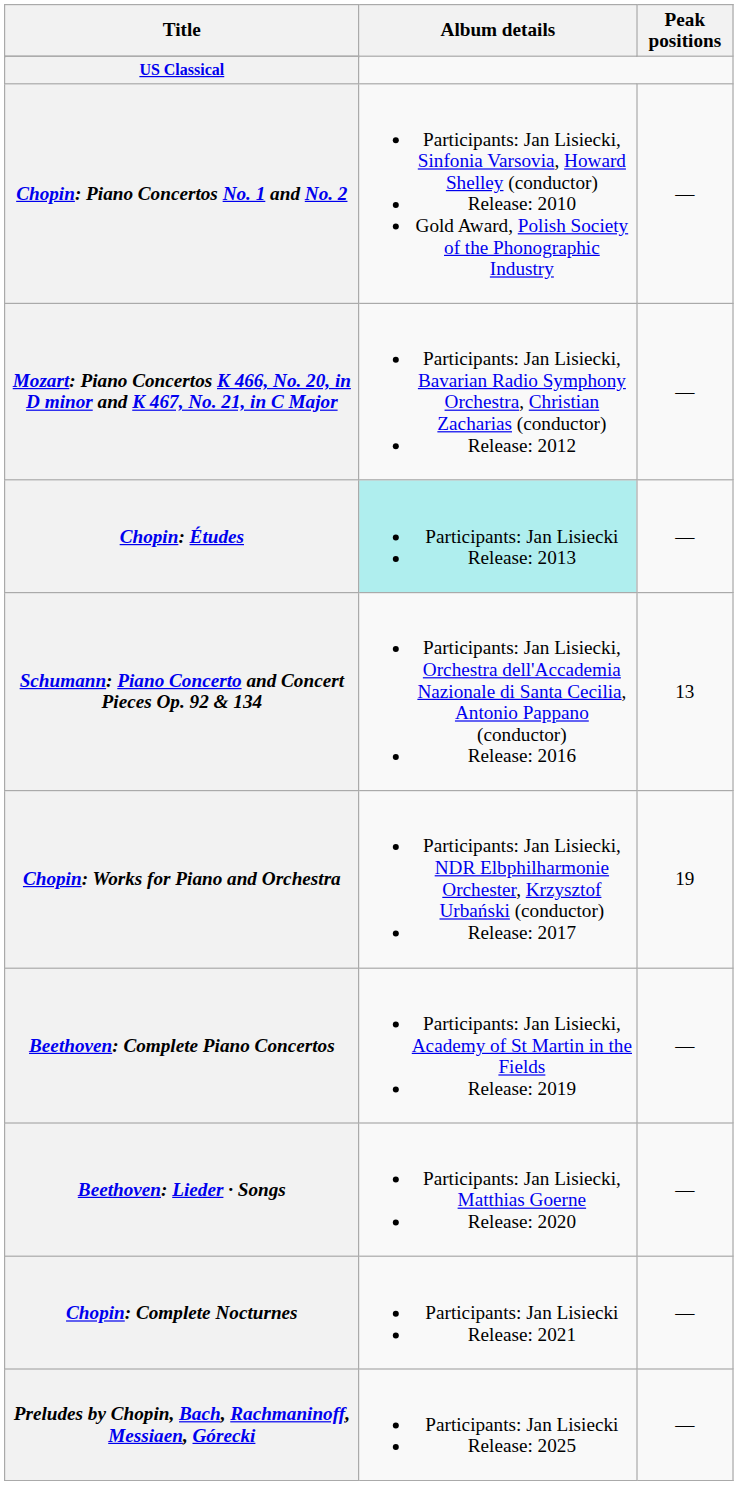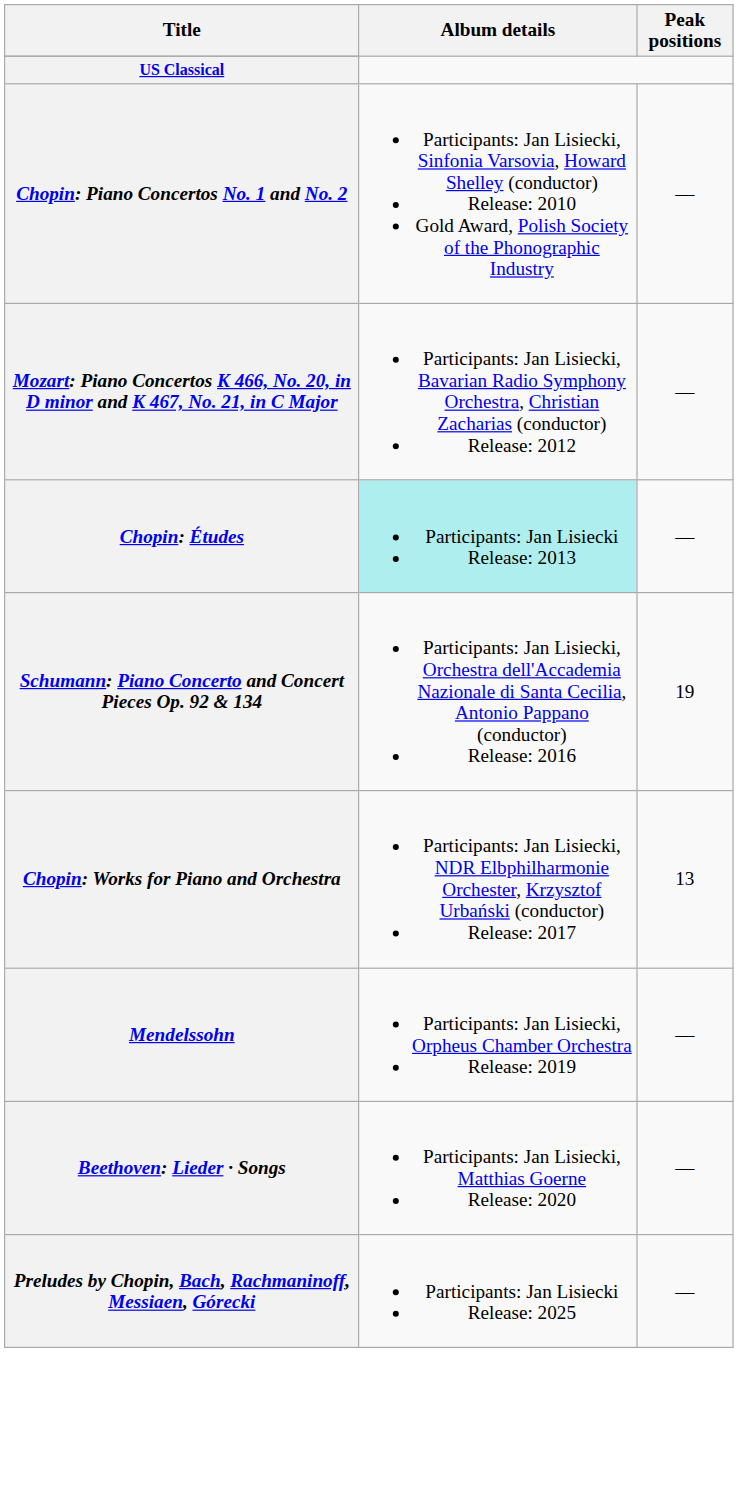(685, 691) 13 -> (685, 691) 19
(685, 879) 19 -> (685, 879) 13
+ row: (182, 1034)
- row: (182, 1045)
- row: (182, 1312)
